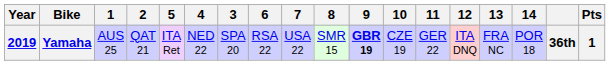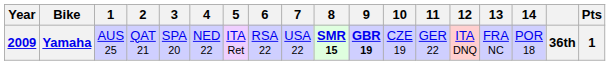columns swapped: (233, 15) <-> (171, 15)
(22, 43) 2019 -> (22, 43) 2009
(331, 43) normal -> (331, 43) bold
